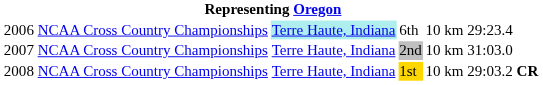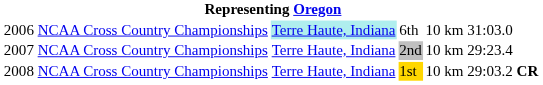(490, 29) 29:23.4 -> (490, 29) 31:03.0
(490, 50) 31:03.0 -> (490, 50) 29:23.4
